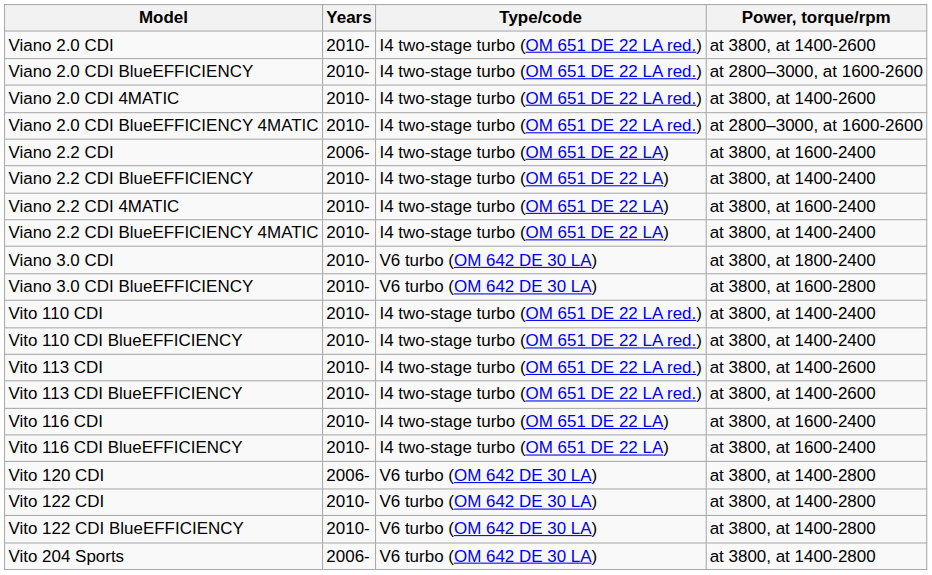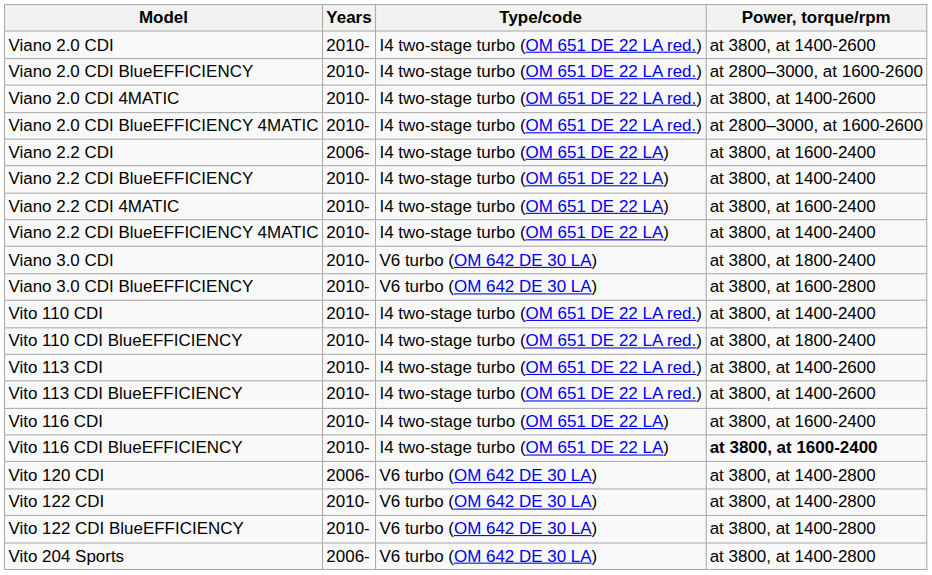(793, 340) at 3800, at 1400-2400 -> (793, 340) at 3800, at 1800-2400
(793, 448) normal -> (794, 448) bold
